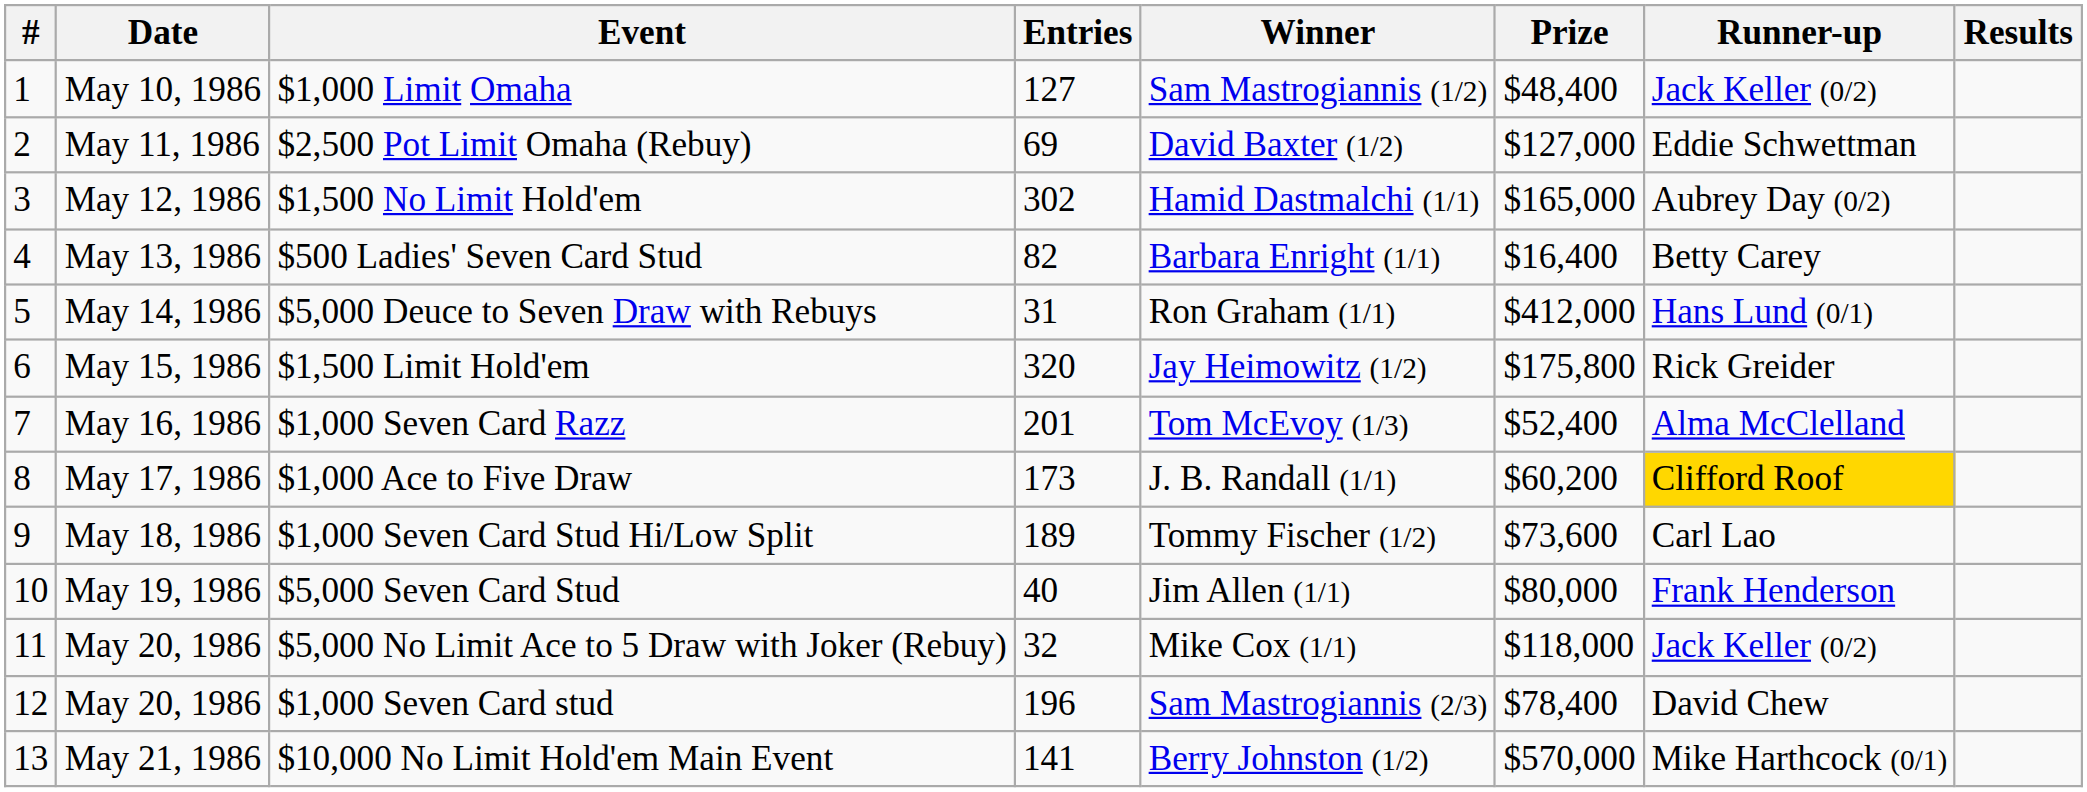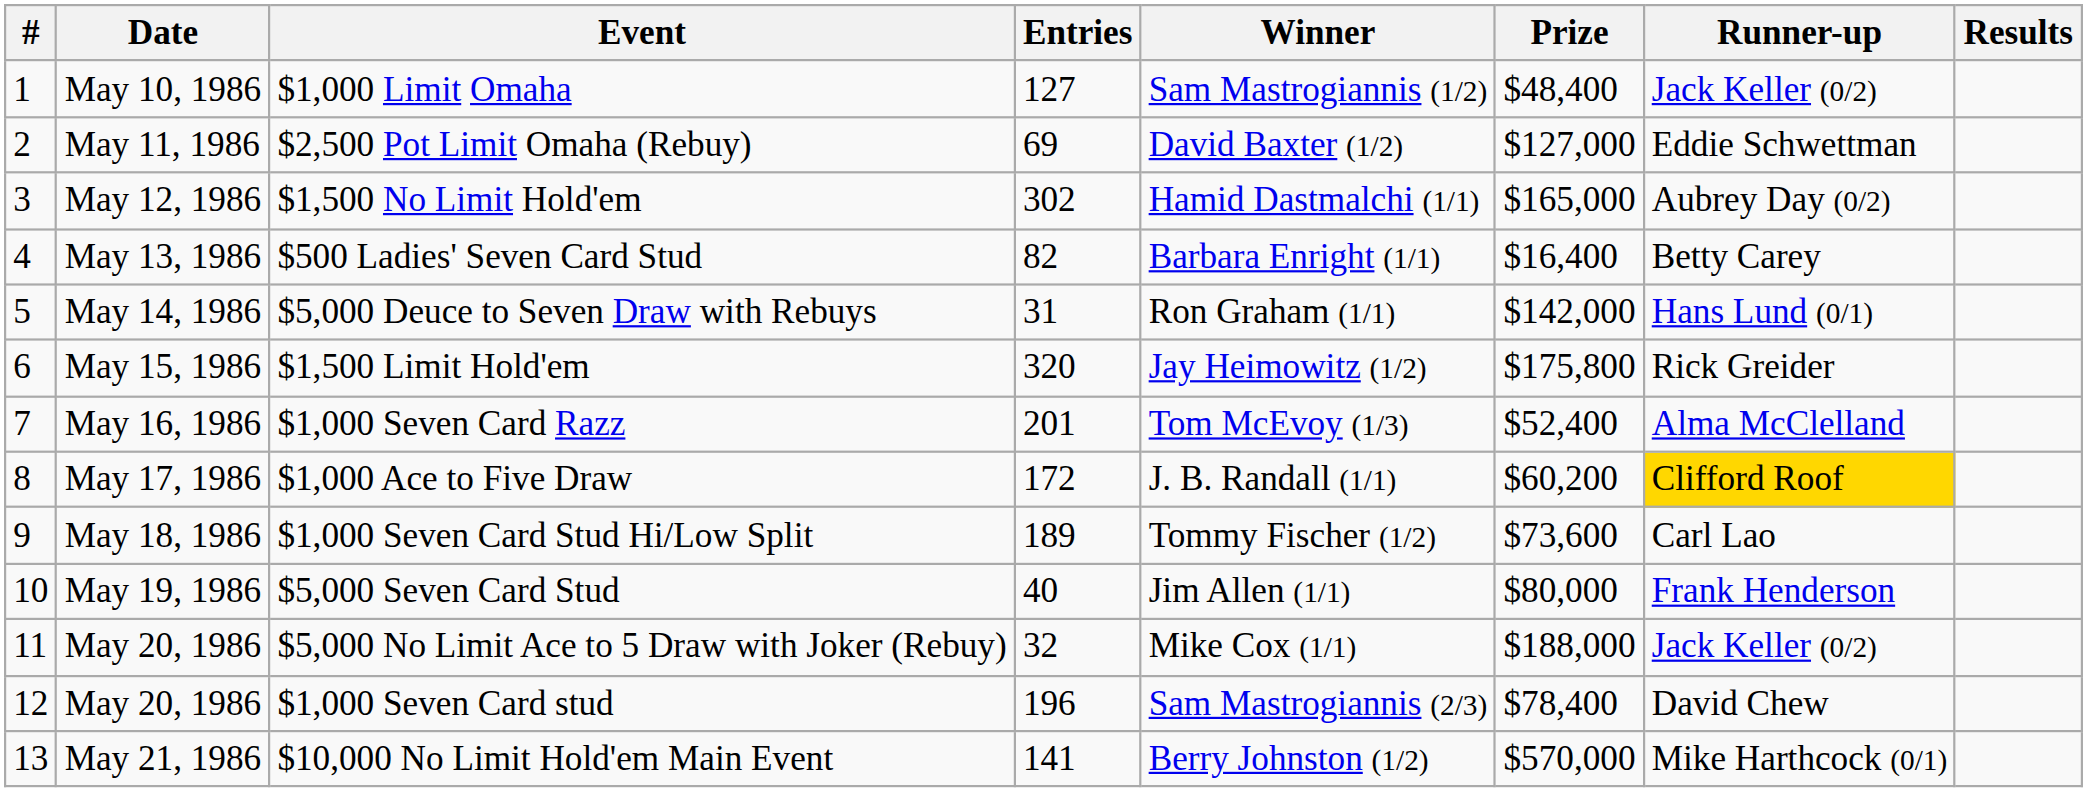(1570, 311) $412,000 -> (1570, 311) $142,000
(1049, 479) 173 -> (1049, 479) 172
(1569, 646) $118,000 -> (1570, 646) $188,000
